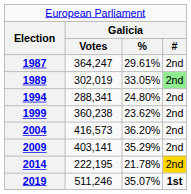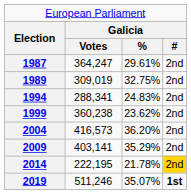(93, 81) 302,019 -> (93, 81) 309,019
(142, 81) 33.05% -> (142, 81) 32.75%
(175, 81) lightgreen background -> (175, 81) no background
(142, 97) 24.80% -> (142, 97) 24.83%
